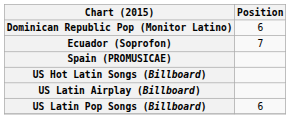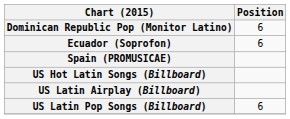(260, 44) 7 -> (260, 44) 6
